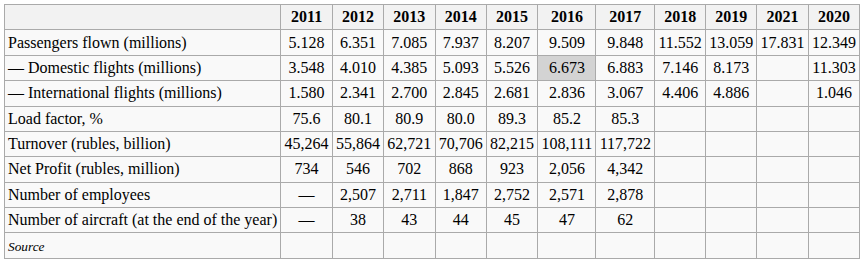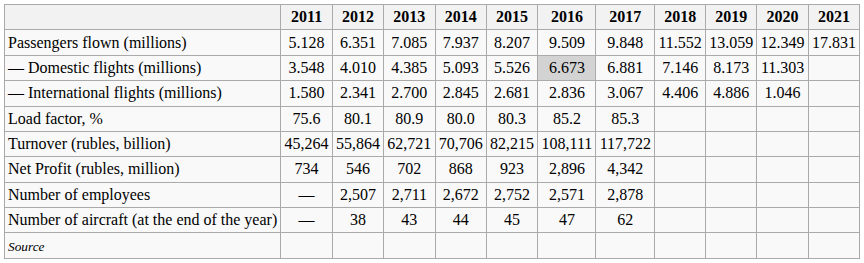columns swapped: (834, 17) <-> (783, 17)
(625, 67) 6.883 -> (625, 67) 6.881
(512, 118) 89.3 -> (512, 118) 80.3
(567, 169) 2,056 -> (567, 169) 2,896
(461, 194) 1,847 -> (461, 194) 2,672
